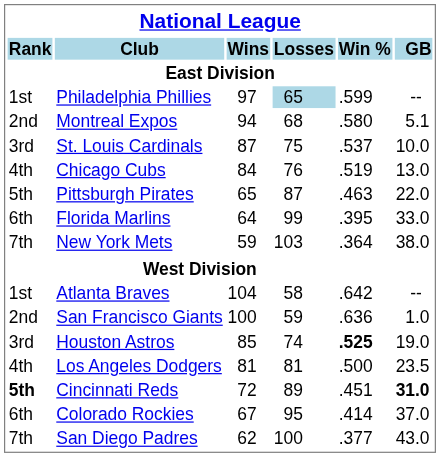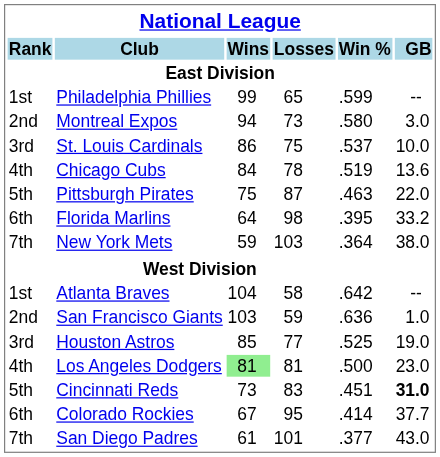(242, 97) 97 -> (242, 97) 99
(288, 97) lightblue background -> (288, 97) no background
(288, 121) 68 -> (288, 121) 73
(413, 121) 5.1 -> (413, 121) 3.0
(242, 146) 87 -> (242, 146) 86
(288, 170) 76 -> (288, 170) 78
(413, 170) 13.0 -> (413, 170) 13.6
(242, 194) 65 -> (242, 194) 75
(288, 218) 99 -> (288, 218) 98
(413, 218) 33.0 -> (413, 218) 33.2
(242, 317) 100 -> (242, 317) 103
(288, 342) 74 -> (288, 342) 77
(356, 342) bold -> (356, 342) normal
(242, 366) no background -> (242, 366) lightgreen background
(413, 366) 23.5 -> (413, 366) 23.0
(22, 390) bold -> (21, 390) normal
(242, 390) 72 -> (242, 390) 73
(288, 390) 89 -> (288, 390) 83
(413, 414) 37.0 -> (413, 414) 37.7
(242, 438) 62 -> (242, 438) 61
(288, 438) 100 -> (288, 438) 101
